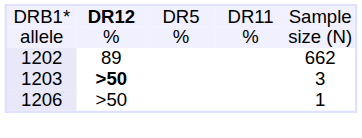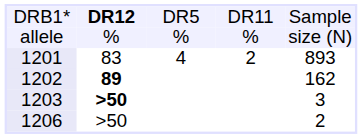+ row: (42, 58)
(111, 58) normal -> (111, 79) bold
(320, 58) 662 -> (320, 79) 162
(320, 100) 1 -> (320, 121) 2
